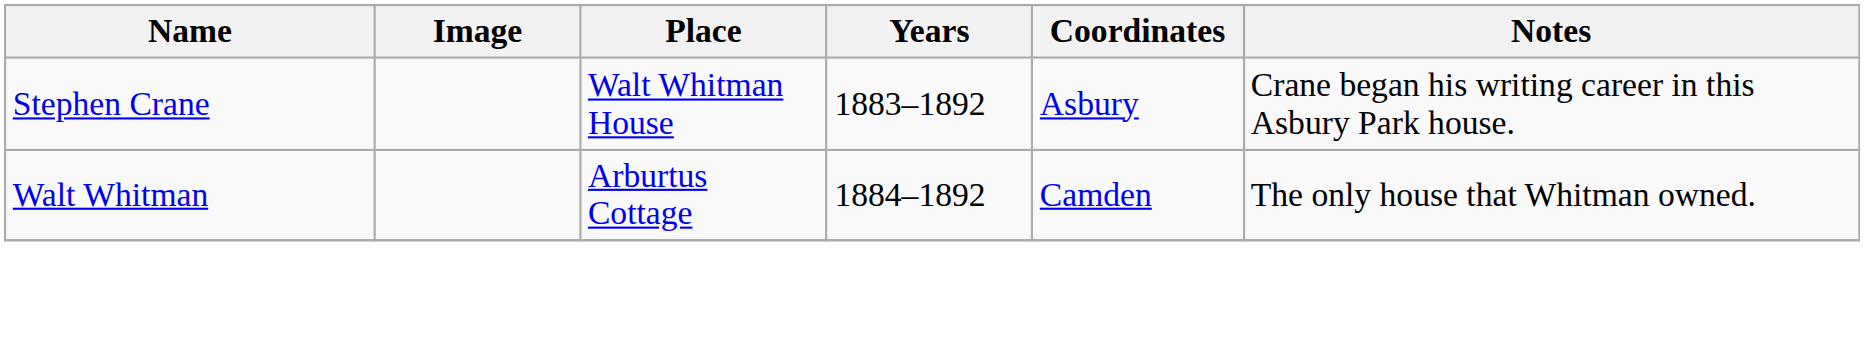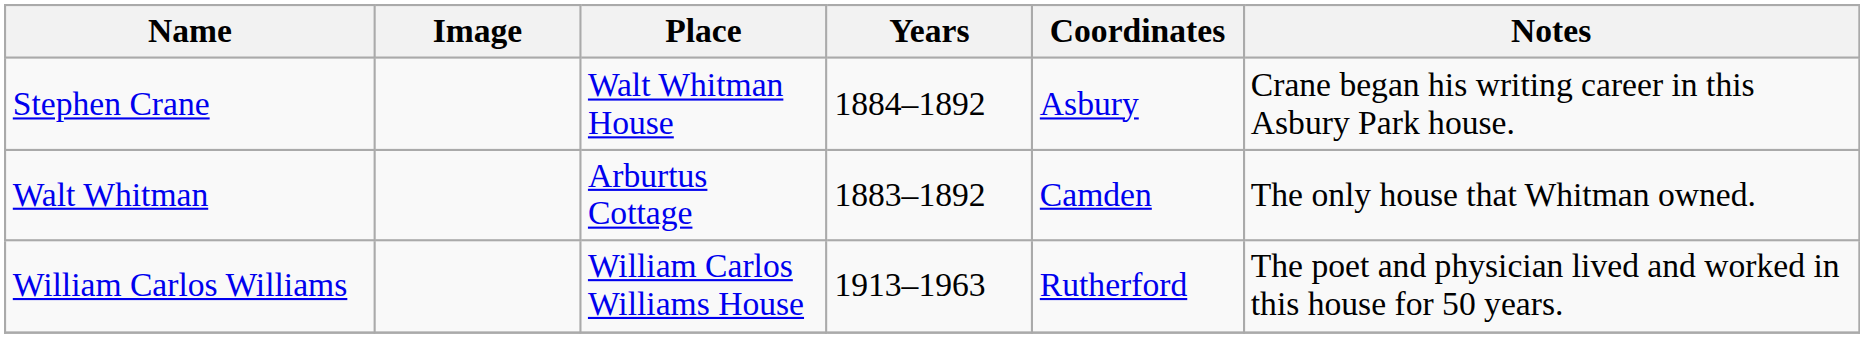(910, 103) 1883–1892 -> (910, 103) 1884–1892
(910, 194) 1884–1892 -> (910, 194) 1883–1892
+ row: (180, 285)
